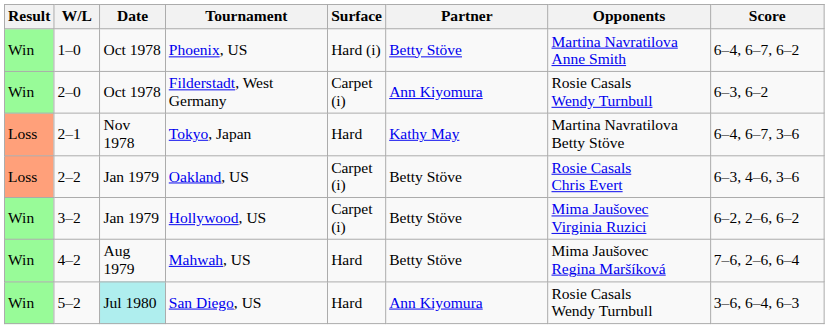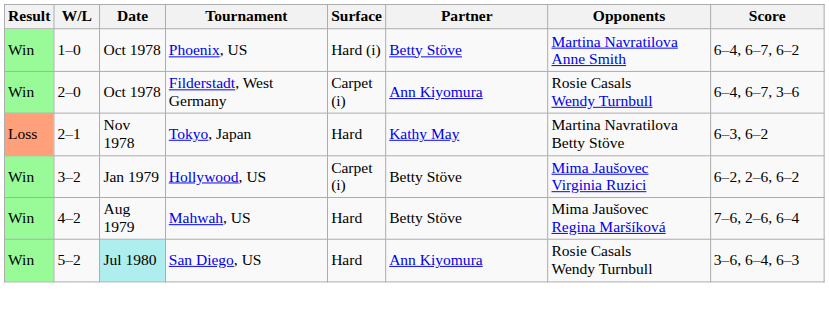(741, 92) 6–3, 6–2 -> (757, 92) 6–4, 6–7, 3–6
(757, 134) 6–4, 6–7, 3–6 -> (741, 134) 6–3, 6–2
- row: (209, 176)
